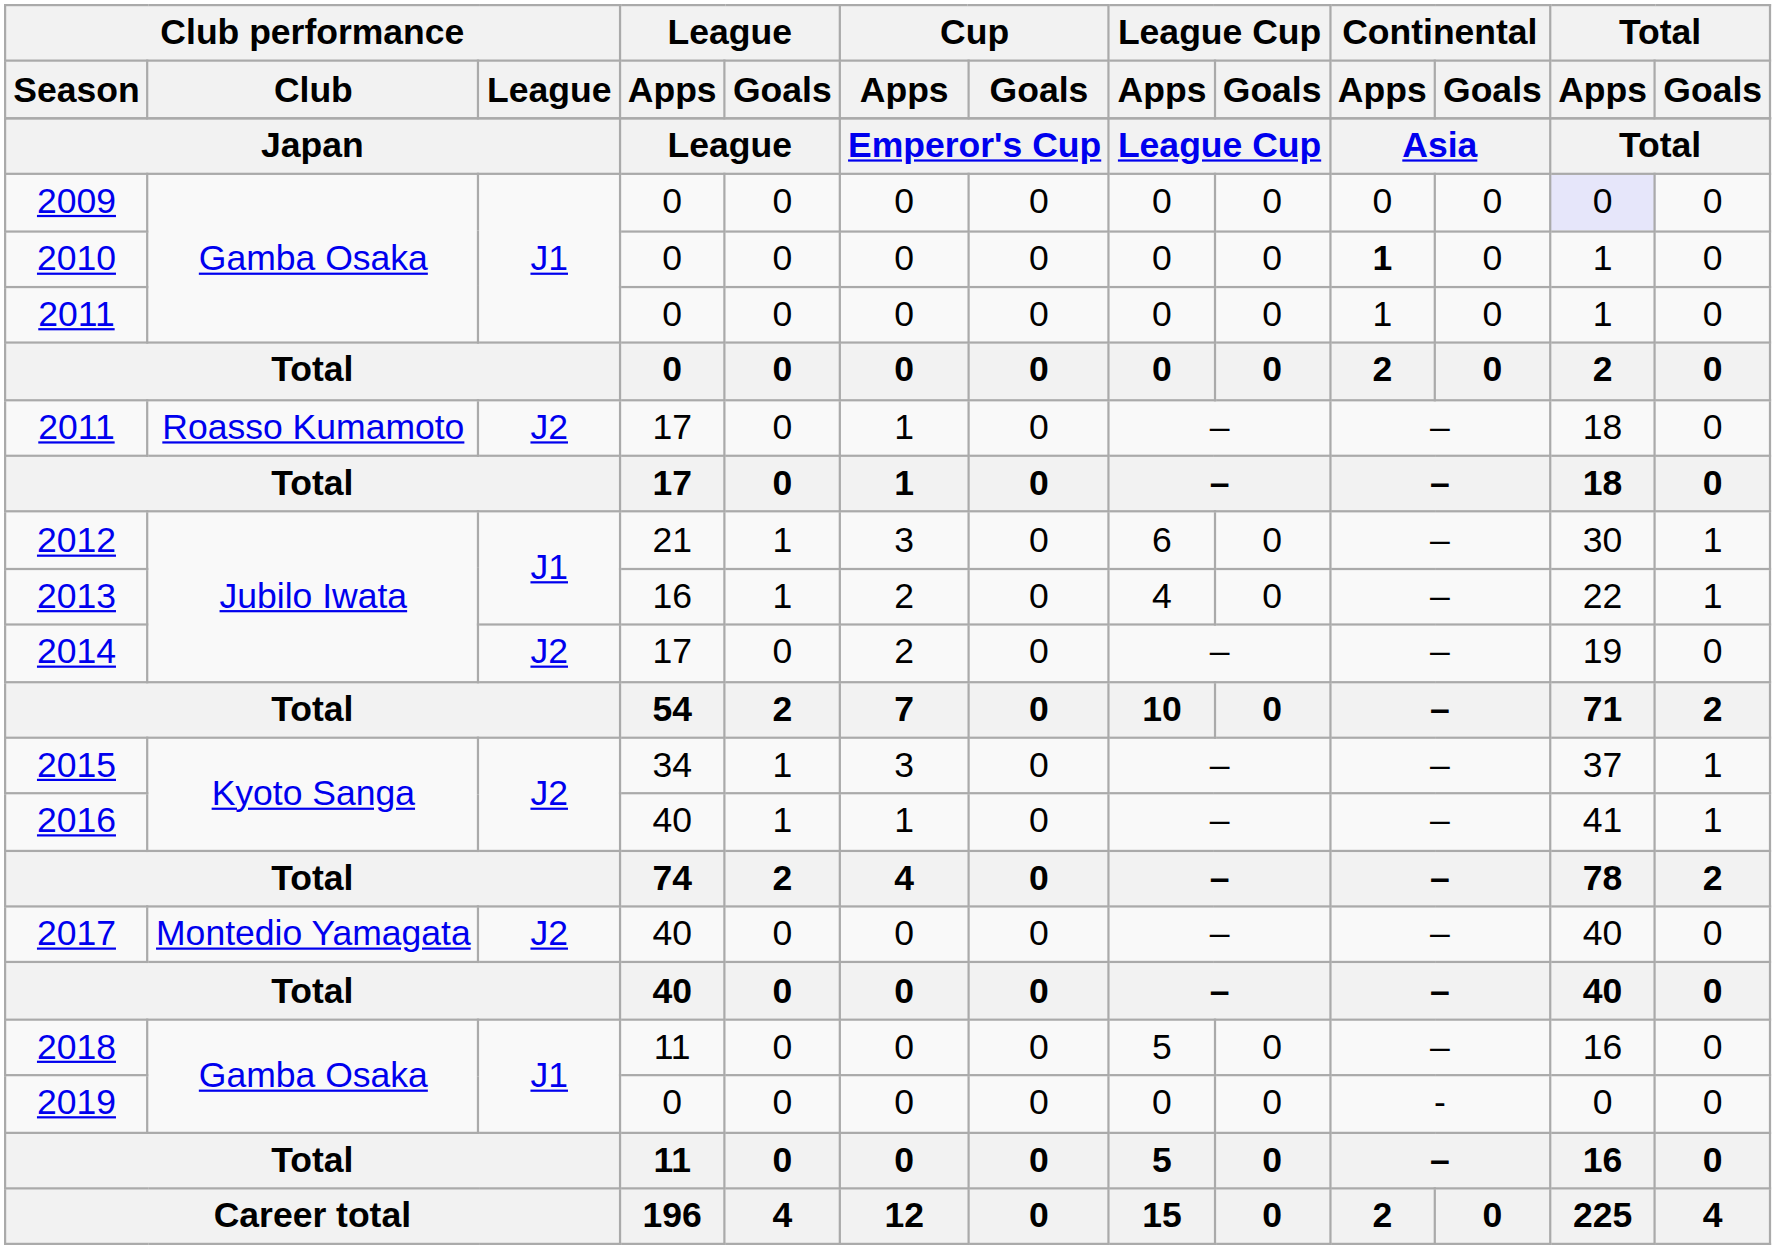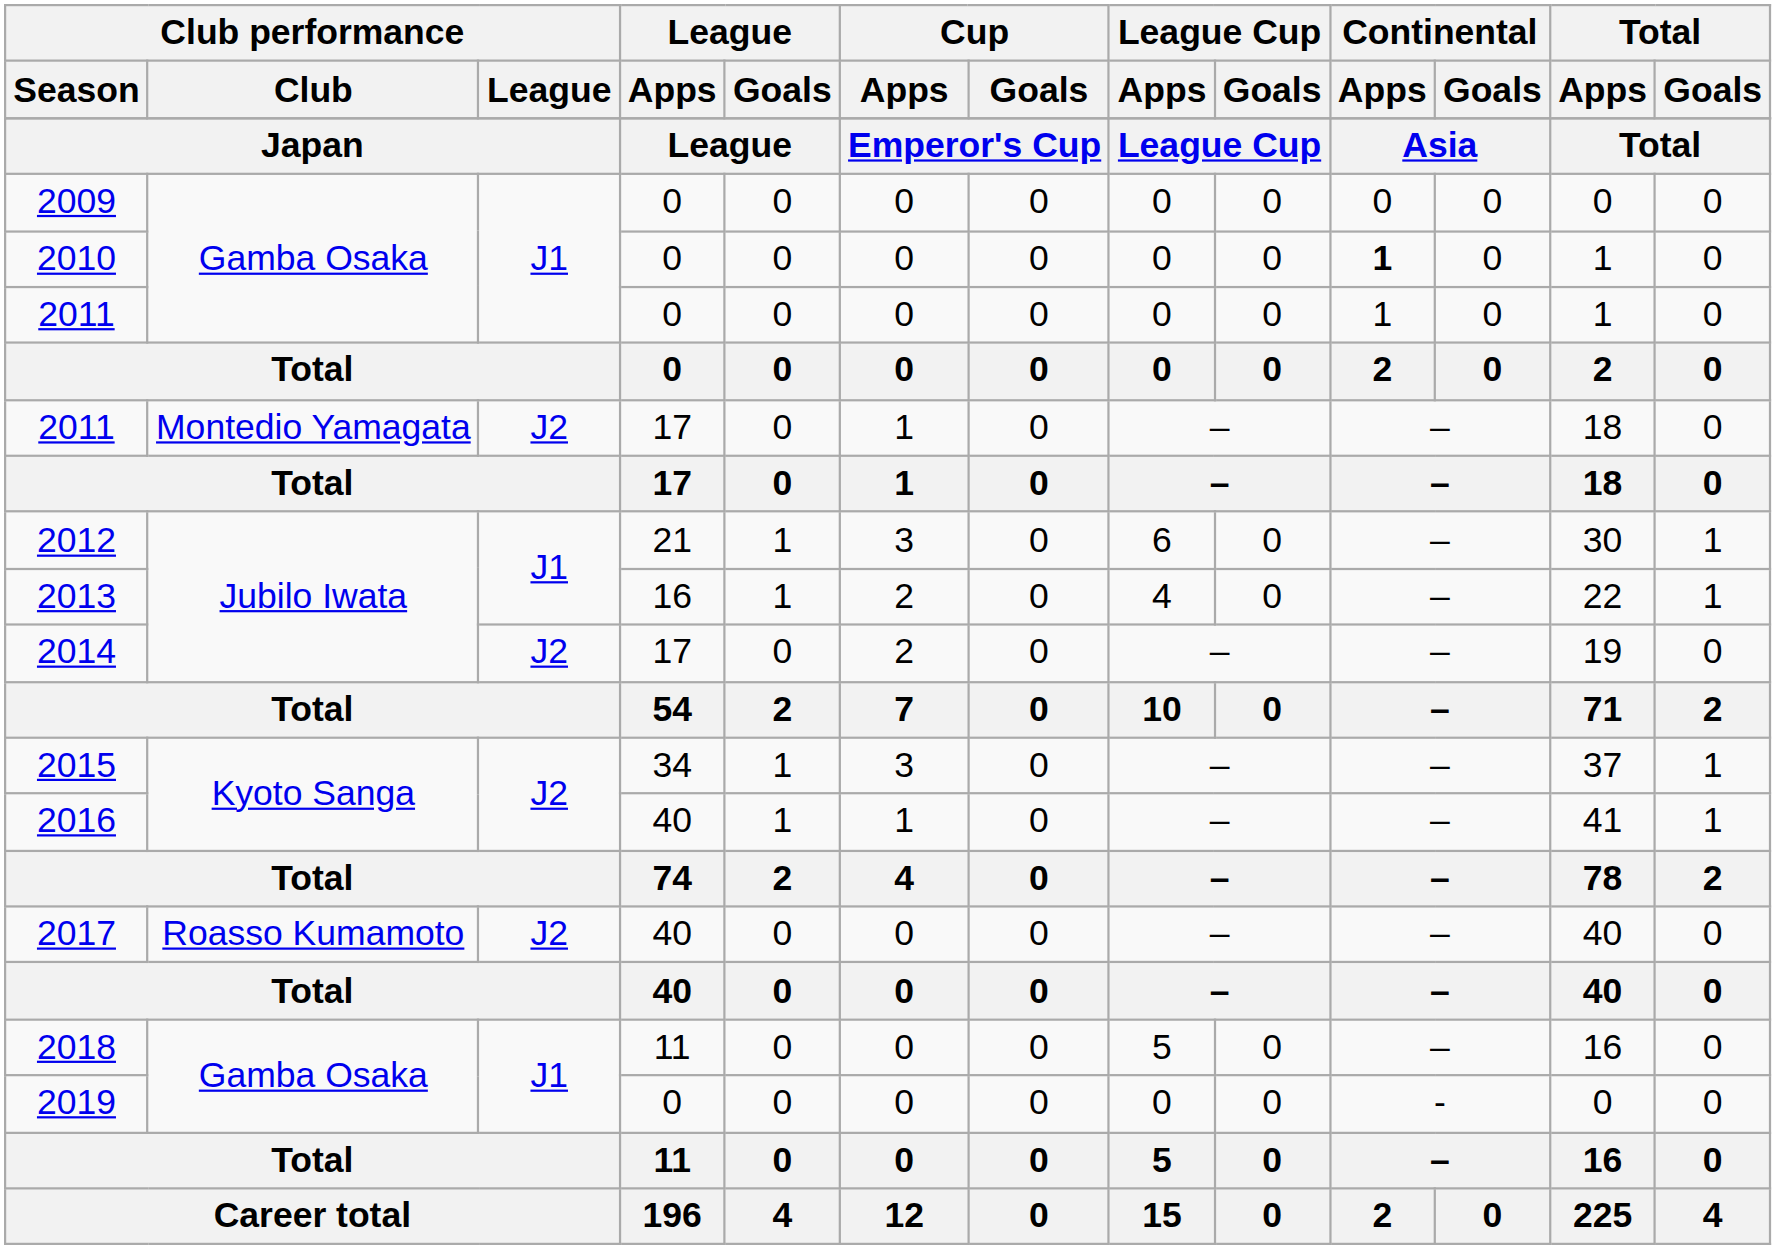(1603, 201) lavender background -> (1603, 201) no background
(313, 426) Roasso Kumamoto -> (313, 426) Montedio Yamagata
(313, 933) Montedio Yamagata -> (313, 933) Roasso Kumamoto
